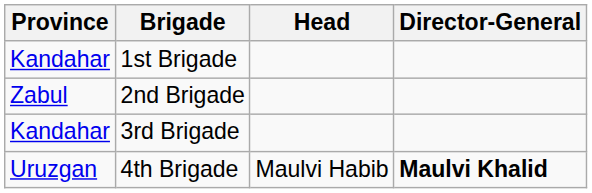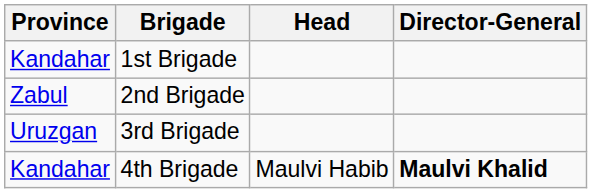(60, 132) Kandahar -> (54, 132) Uruzgan
(54, 168) Uruzgan -> (60, 168) Kandahar
